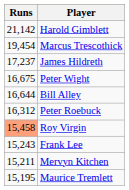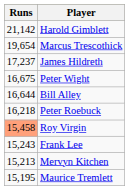(21, 45) 19,454 -> (21, 45) 19,654
(21, 111) 16,312 -> (21, 111) 16,218
(21, 161) 15,211 -> (21, 161) 15,213
